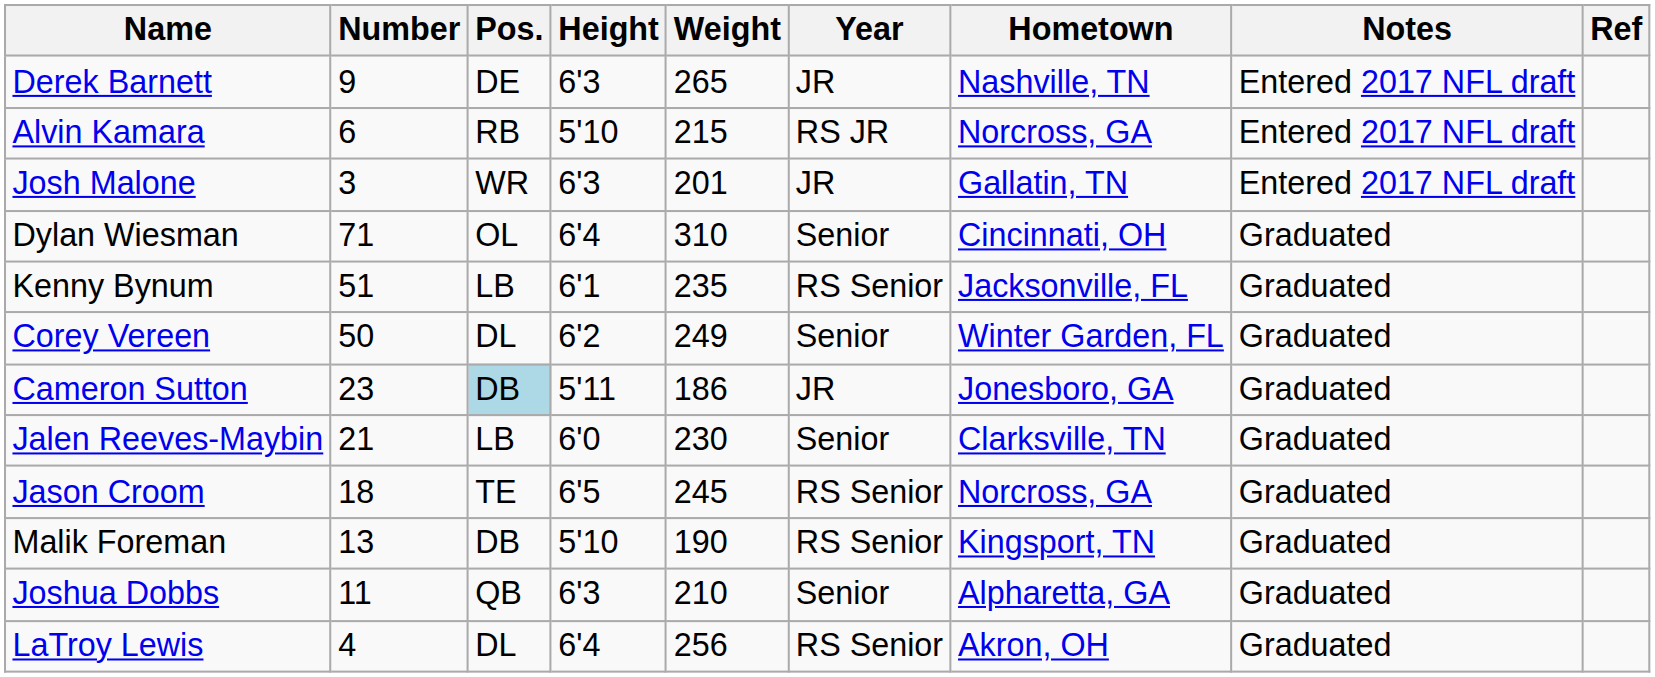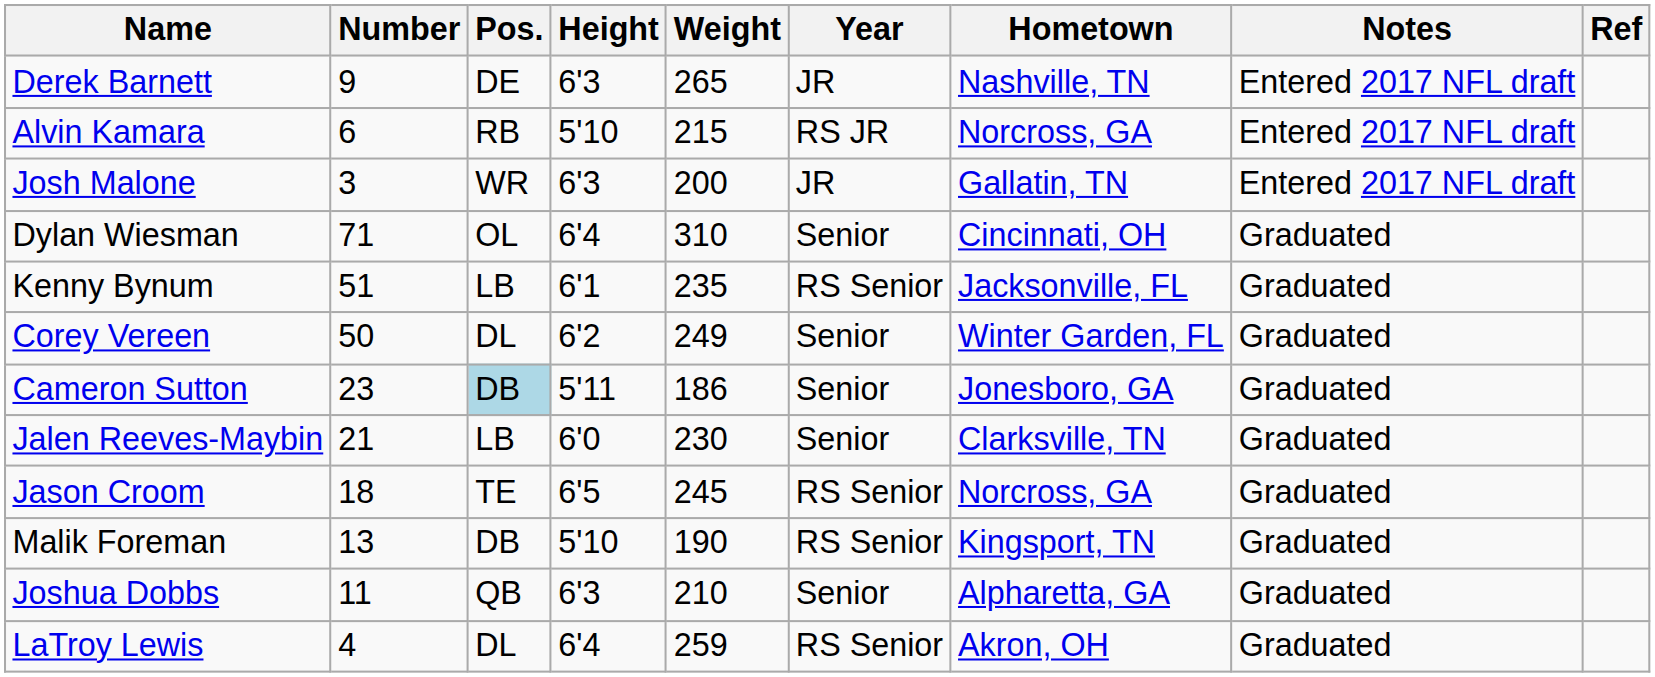(701, 183) 201 -> (701, 183) 200
(816, 388) JR -> (843, 388) Senior
(701, 645) 256 -> (701, 645) 259
